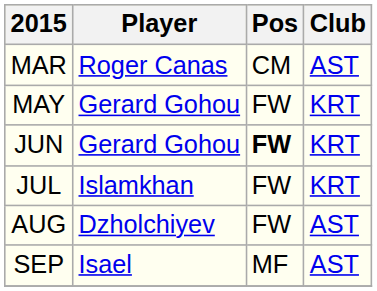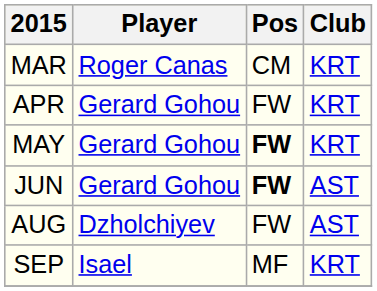(334, 64) AST -> (335, 64) KRT
+ row: (39, 104)
(271, 104) normal -> (271, 144) bold
(335, 144) KRT -> (334, 184) AST
- row: (39, 184)
(334, 265) AST -> (335, 265) KRT
